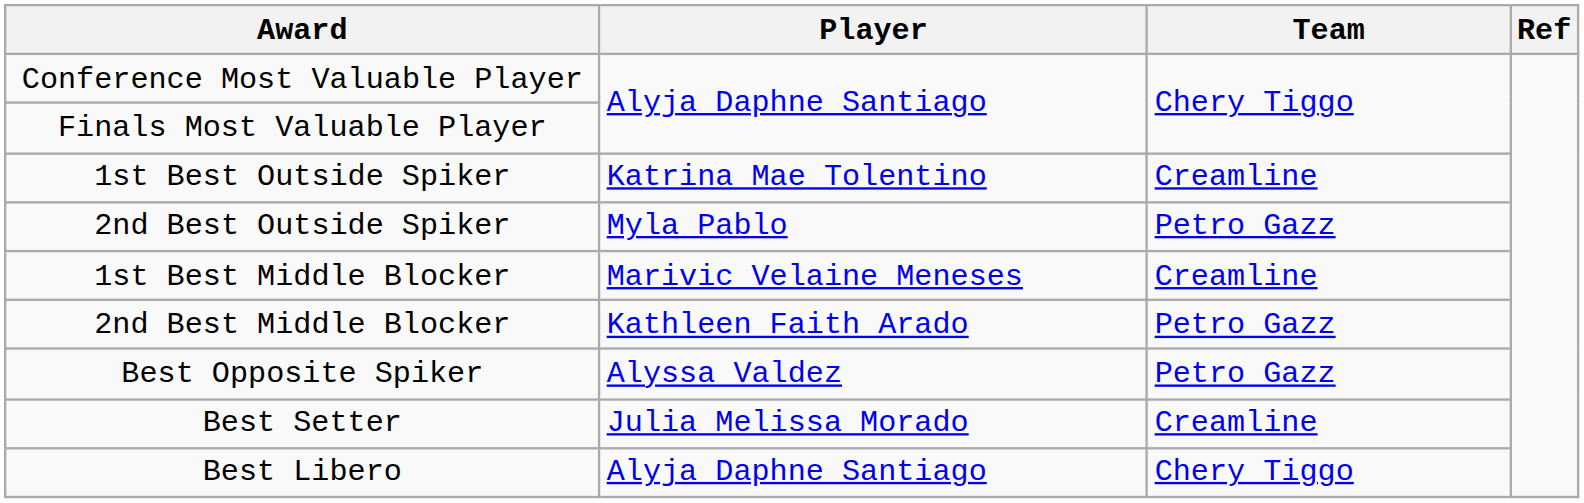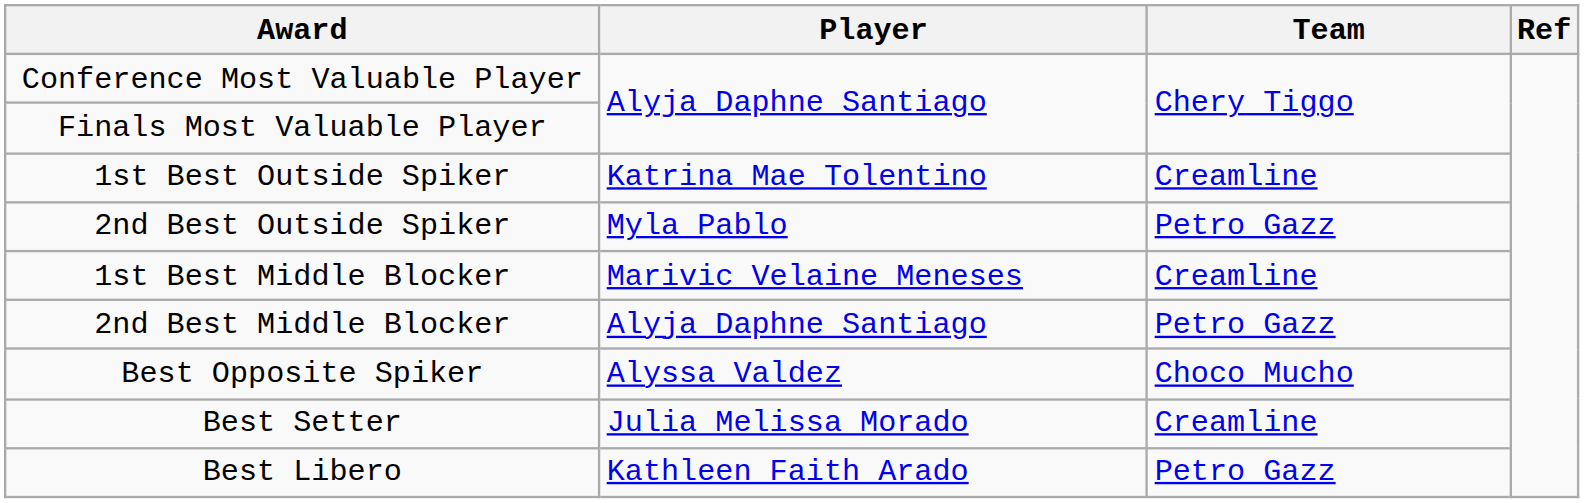(788, 325) Kathleen Faith Arado -> (797, 325) Alyja Daphne Santiago
(1245, 374) Petro Gazz -> (1254, 374) Choco Mucho
(797, 472) Alyja Daphne Santiago -> (788, 472) Kathleen Faith Arado
(1254, 472) Chery Tiggo -> (1245, 472) Petro Gazz
